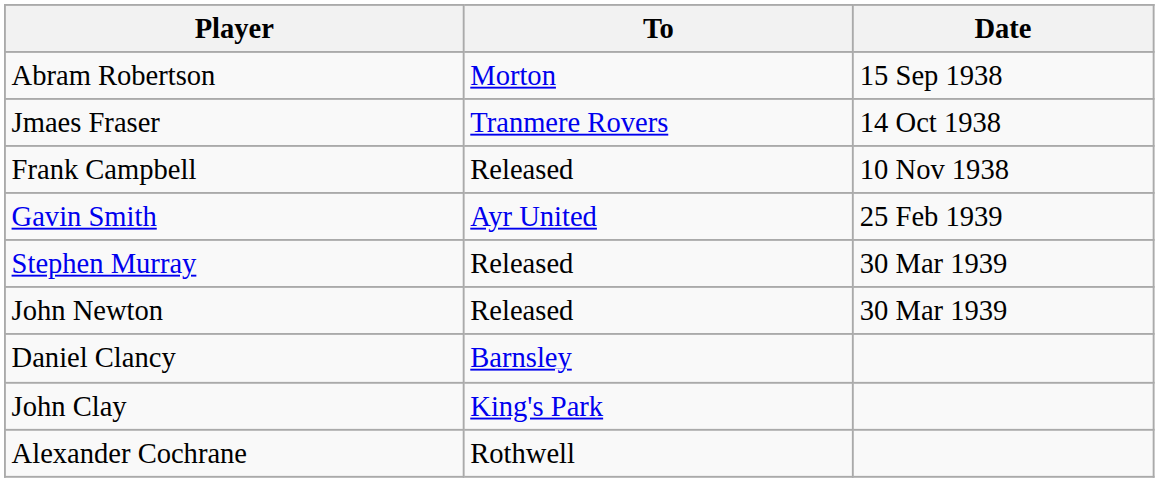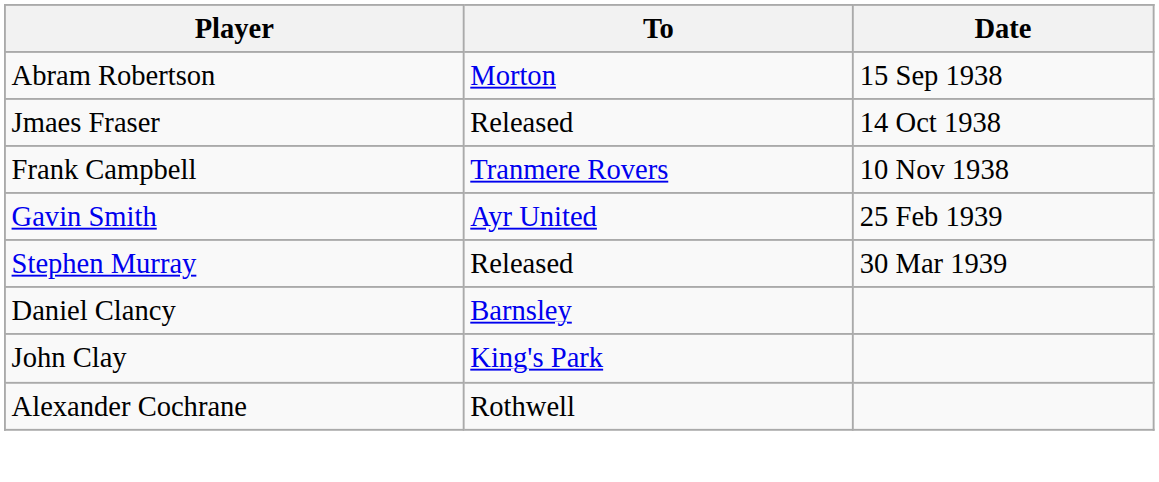(569, 122) Tranmere Rovers -> (522, 122) Released
(522, 169) Released -> (569, 169) Tranmere Rovers
- row: (87, 310)
